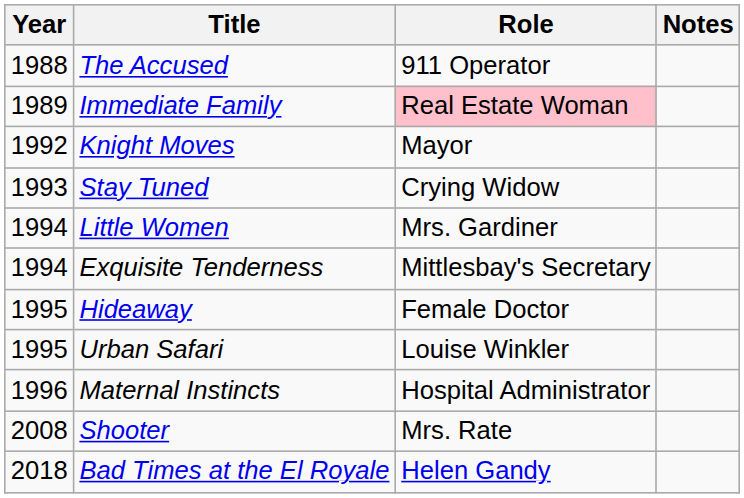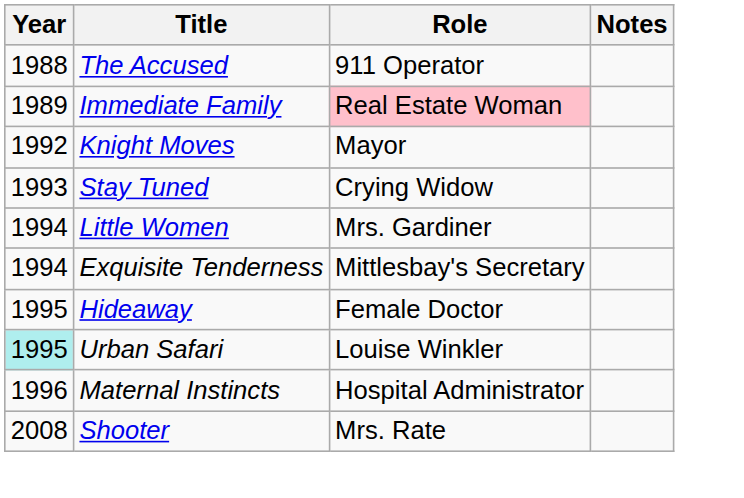(39, 349) no background -> (39, 349) paleturquoise background
- row: (234, 471)
